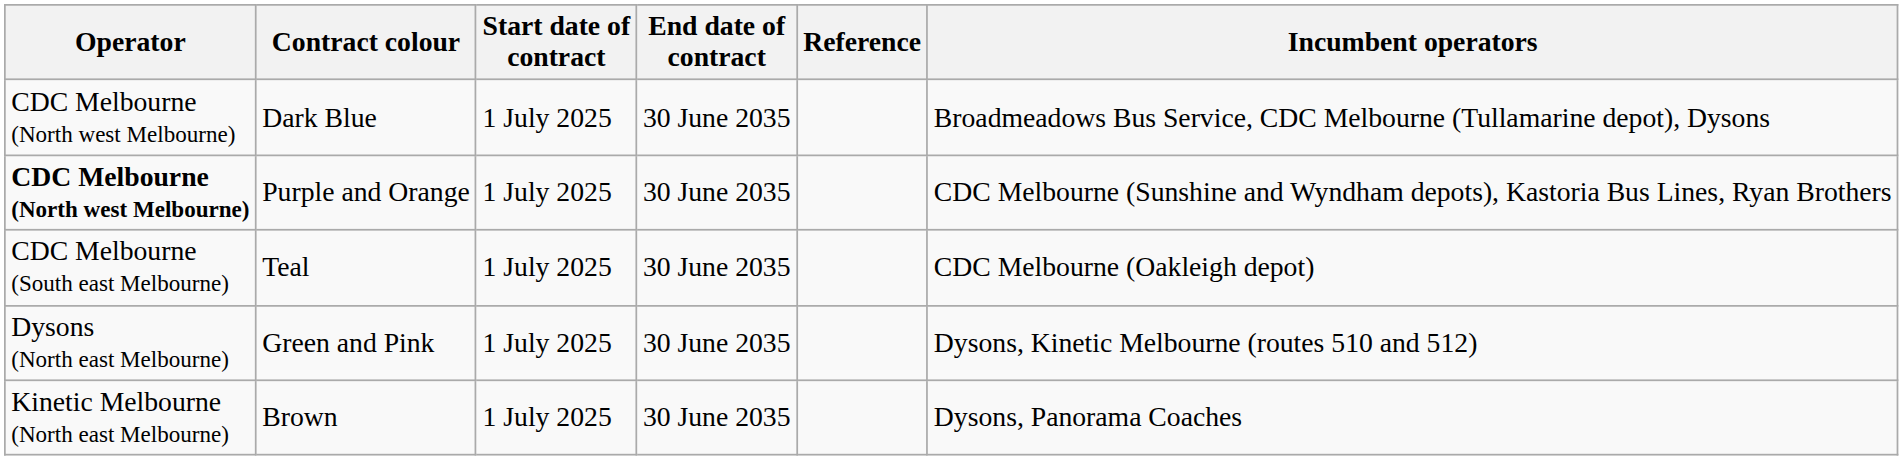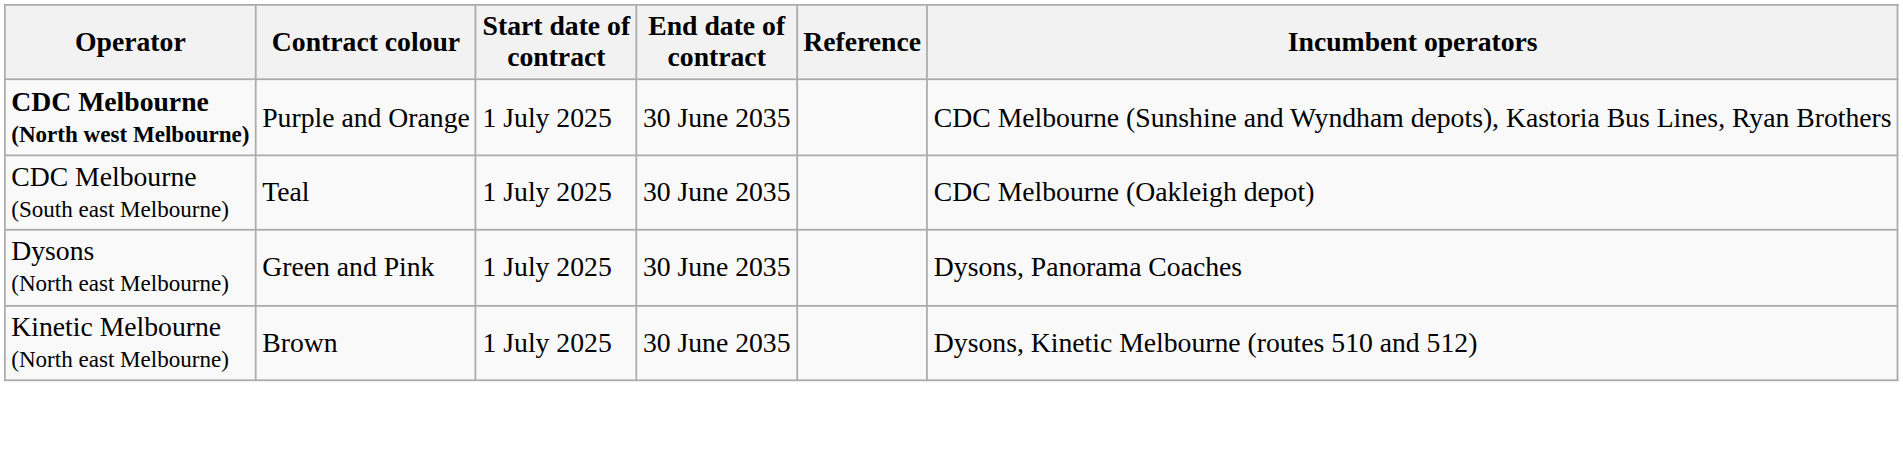- row: (319, 117)
(1206, 342) Dysons, Kinetic Melbourne (routes 510 and 512) -> (1088, 267) Dysons, Panorama Coaches
(1088, 417) Dysons, Panorama Coaches -> (1206, 342) Dysons, Kinetic Melbourne (routes 510 and 512)
